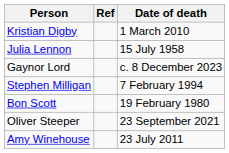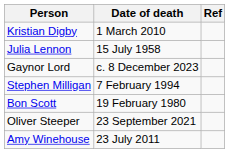columns swapped: (171, 13) <-> (105, 13)
